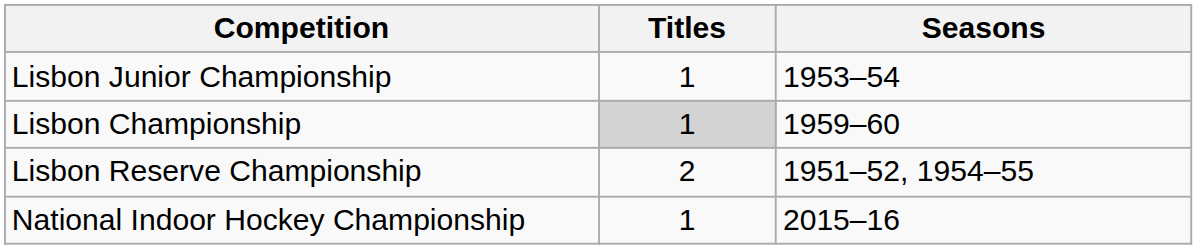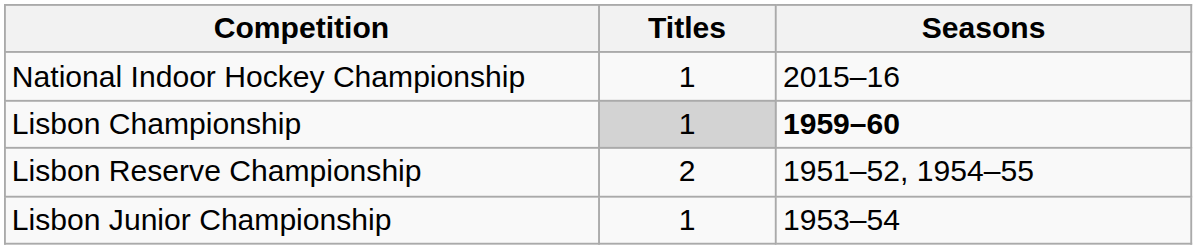rows swapped: (269, 219) <-> (202, 76)
(841, 123) normal -> (841, 123) bold
